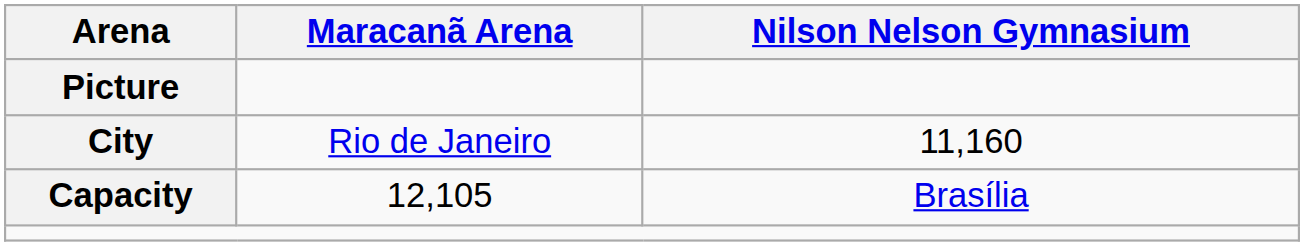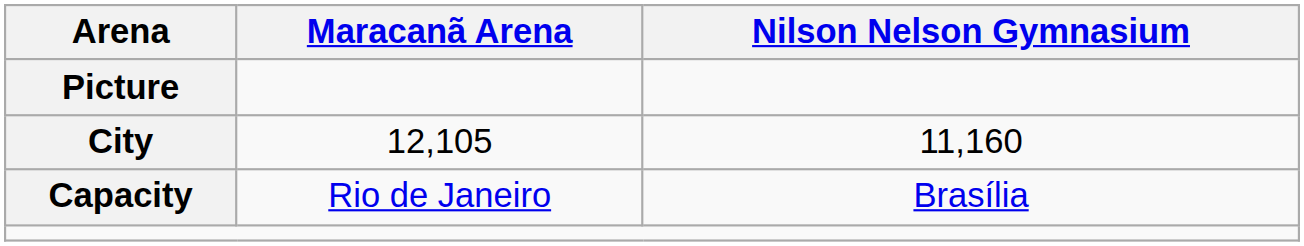(440, 141) Rio de Janeiro -> (440, 141) 12,105
(440, 196) 12,105 -> (440, 196) Rio de Janeiro
